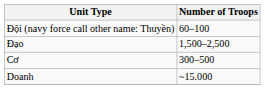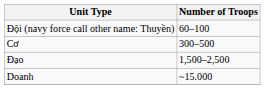rows swapped: (13, 60) <-> (15, 44)
